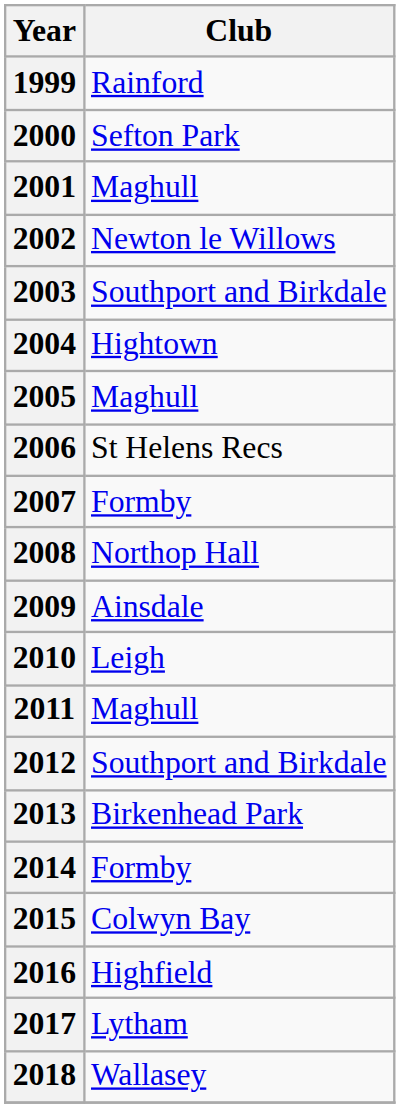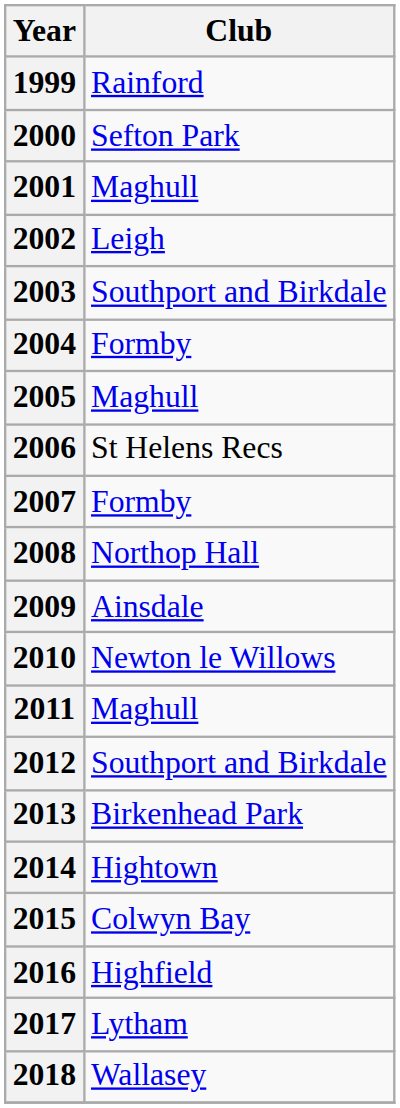(213, 239) Newton le Willows -> (128, 239) Leigh
(154, 343) Hightown -> (141, 343) Formby
(128, 657) Leigh -> (213, 657) Newton le Willows
(141, 866) Formby -> (154, 866) Hightown
